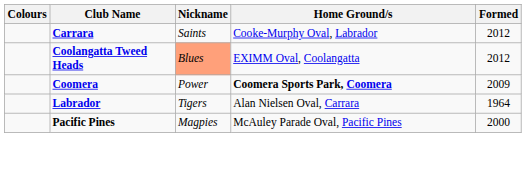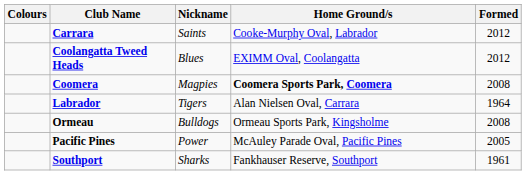(191, 59) lightsalmon background -> (191, 59) no background
(193, 84) Power -> (198, 84) Magpies
(499, 84) 2009 -> (499, 84) 2008
+ row: (73, 122)
(198, 122) Magpies -> (193, 141) Power
(499, 122) 2000 -> (499, 141) 2005
+ row: (77, 160)
